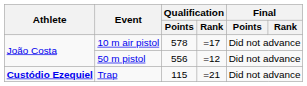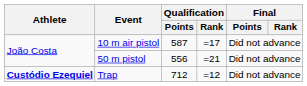(179, 43) 578 -> (179, 43) 587
(212, 59) =12 -> (212, 59) =21
(179, 74) 115 -> (179, 74) 712
(212, 74) =21 -> (212, 74) =12
